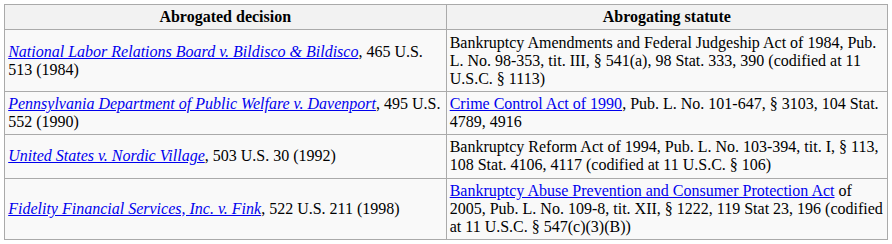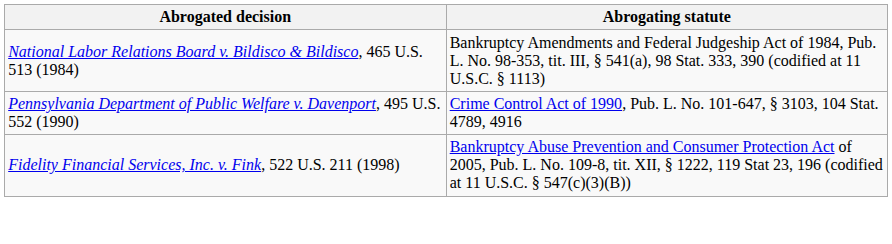- row: (172, 156)
